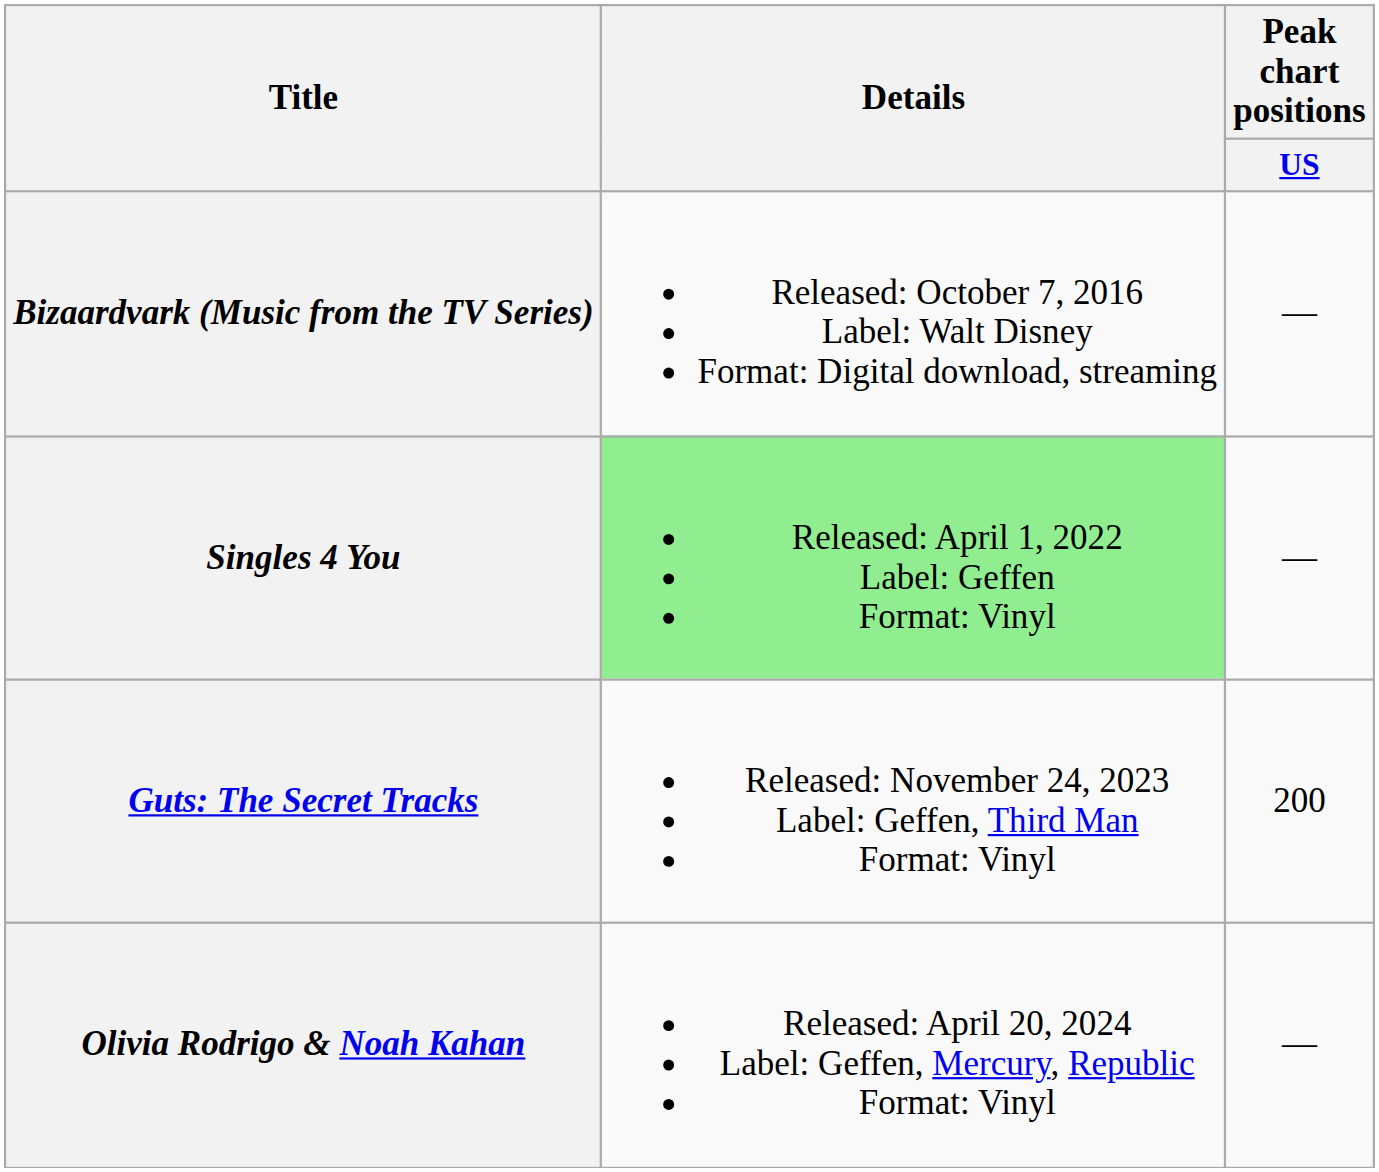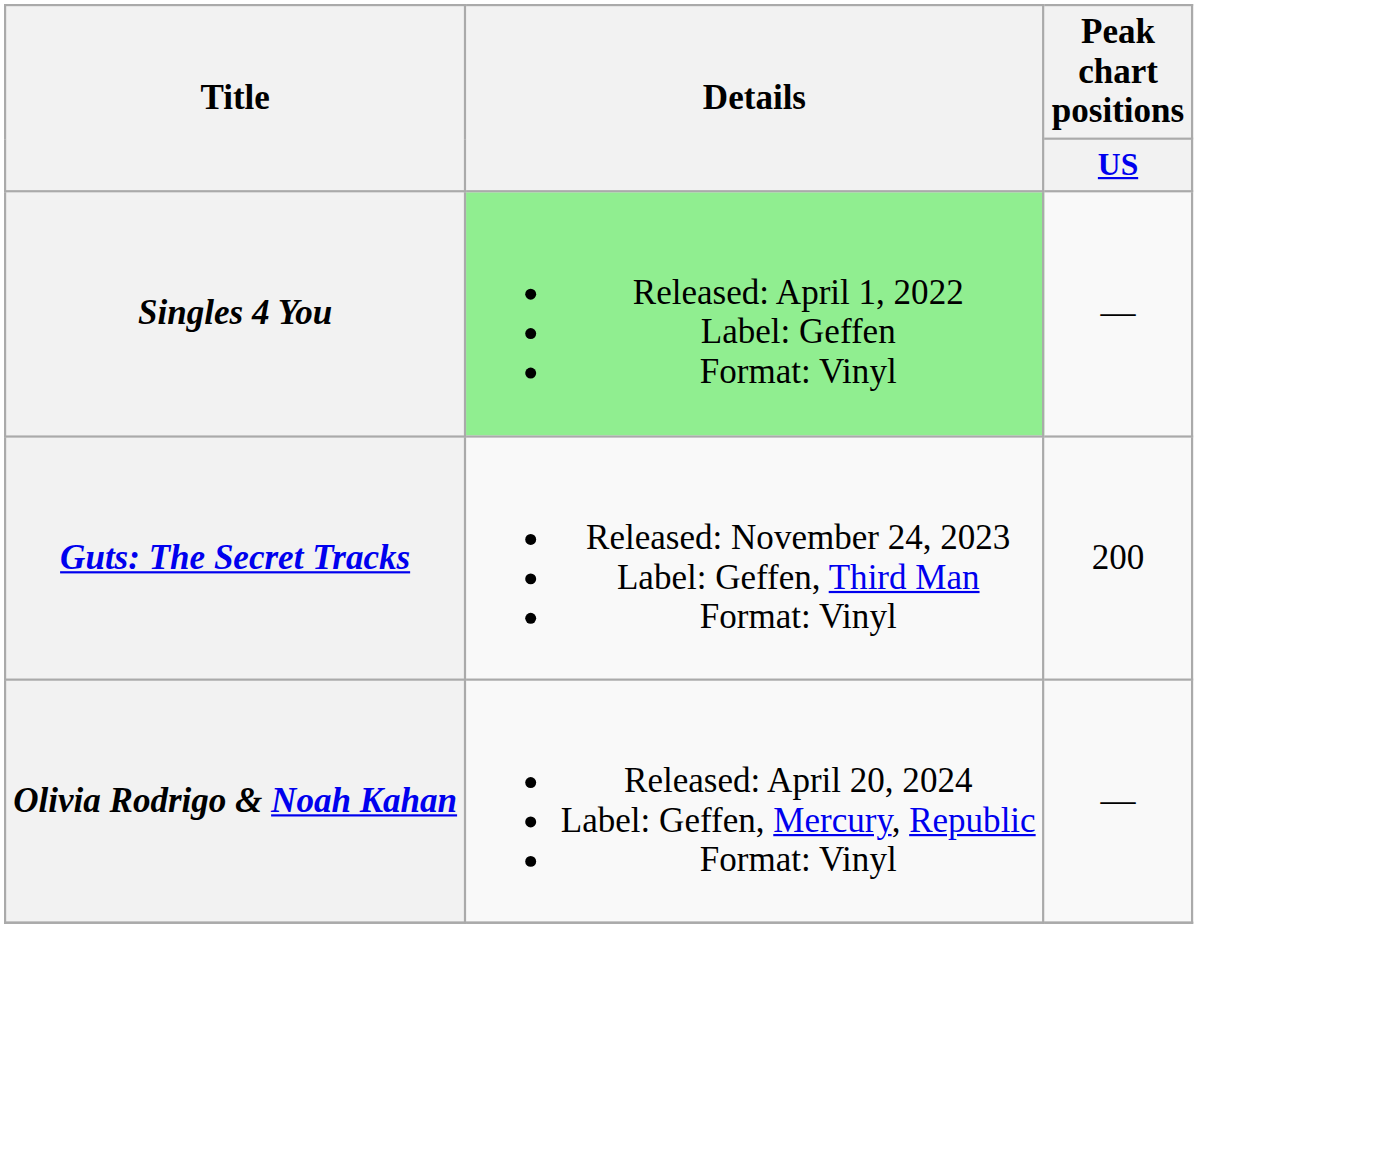- row: (303, 312)
